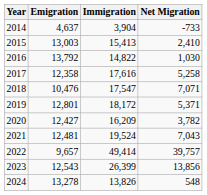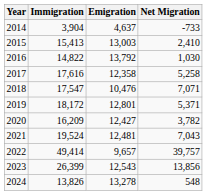columns swapped: (109, 12) <-> (54, 12)
